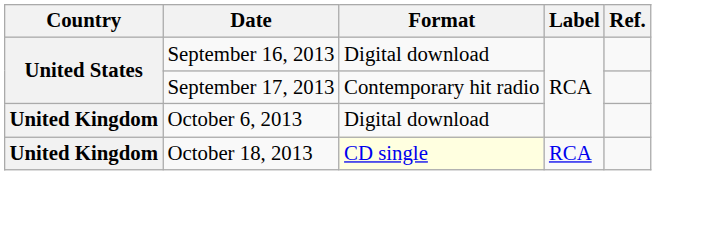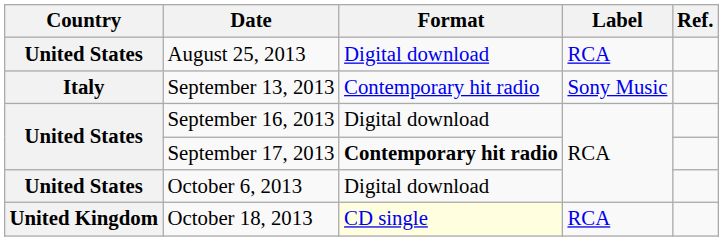+ row: (237, 53)
+ row: (251, 86)
(442, 86) normal -> (451, 152) bold
(84, 119) United Kingdom -> (84, 185) United States
